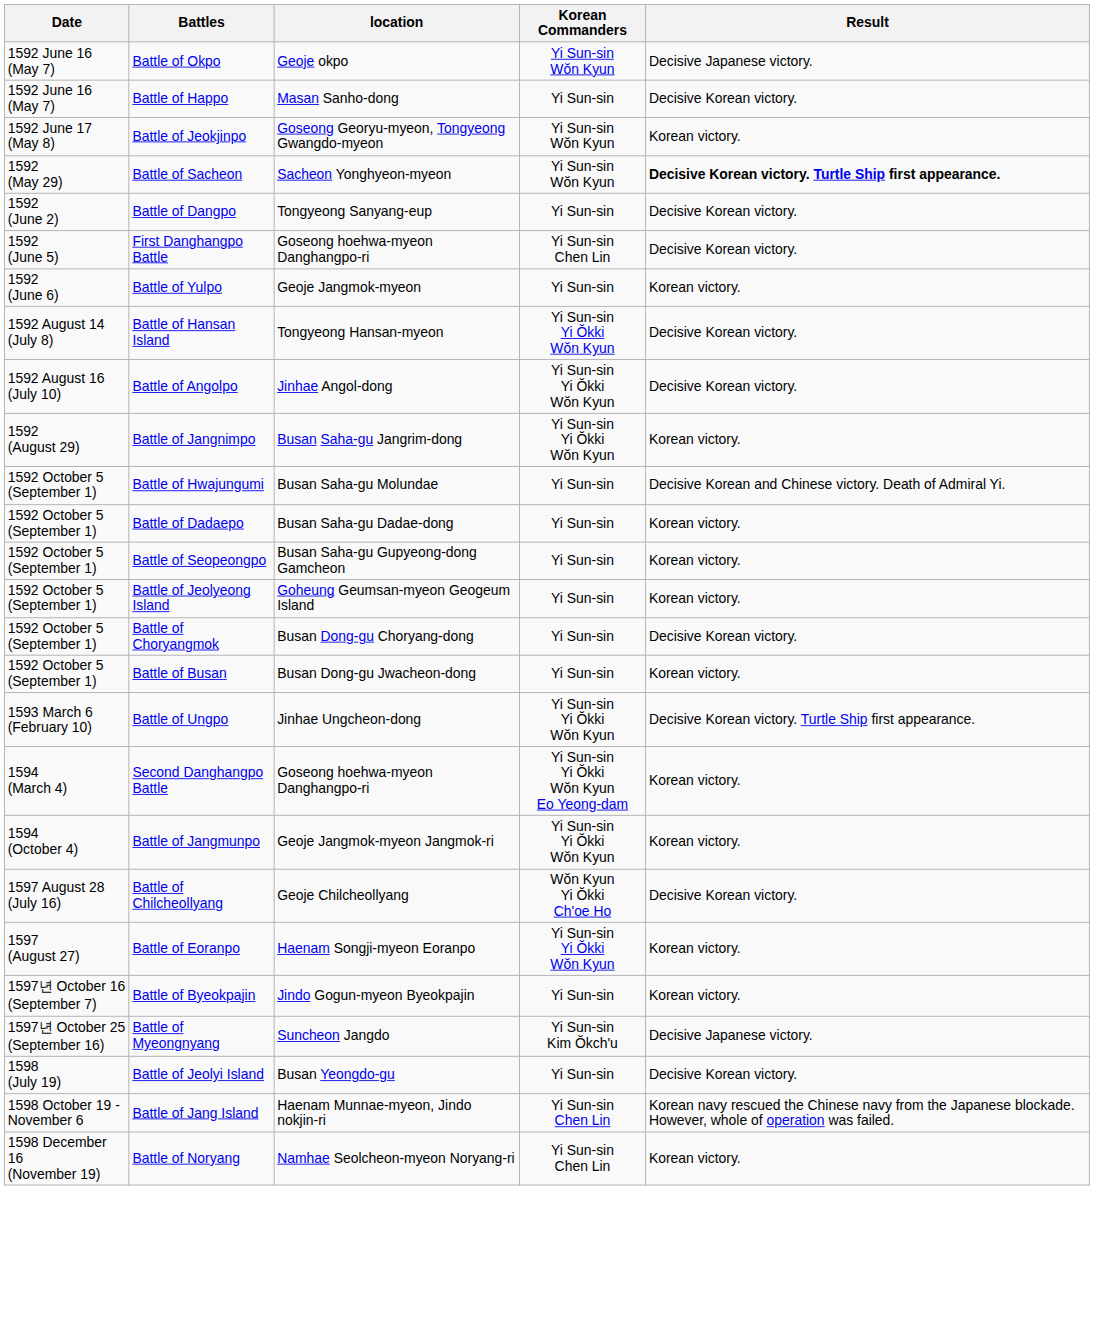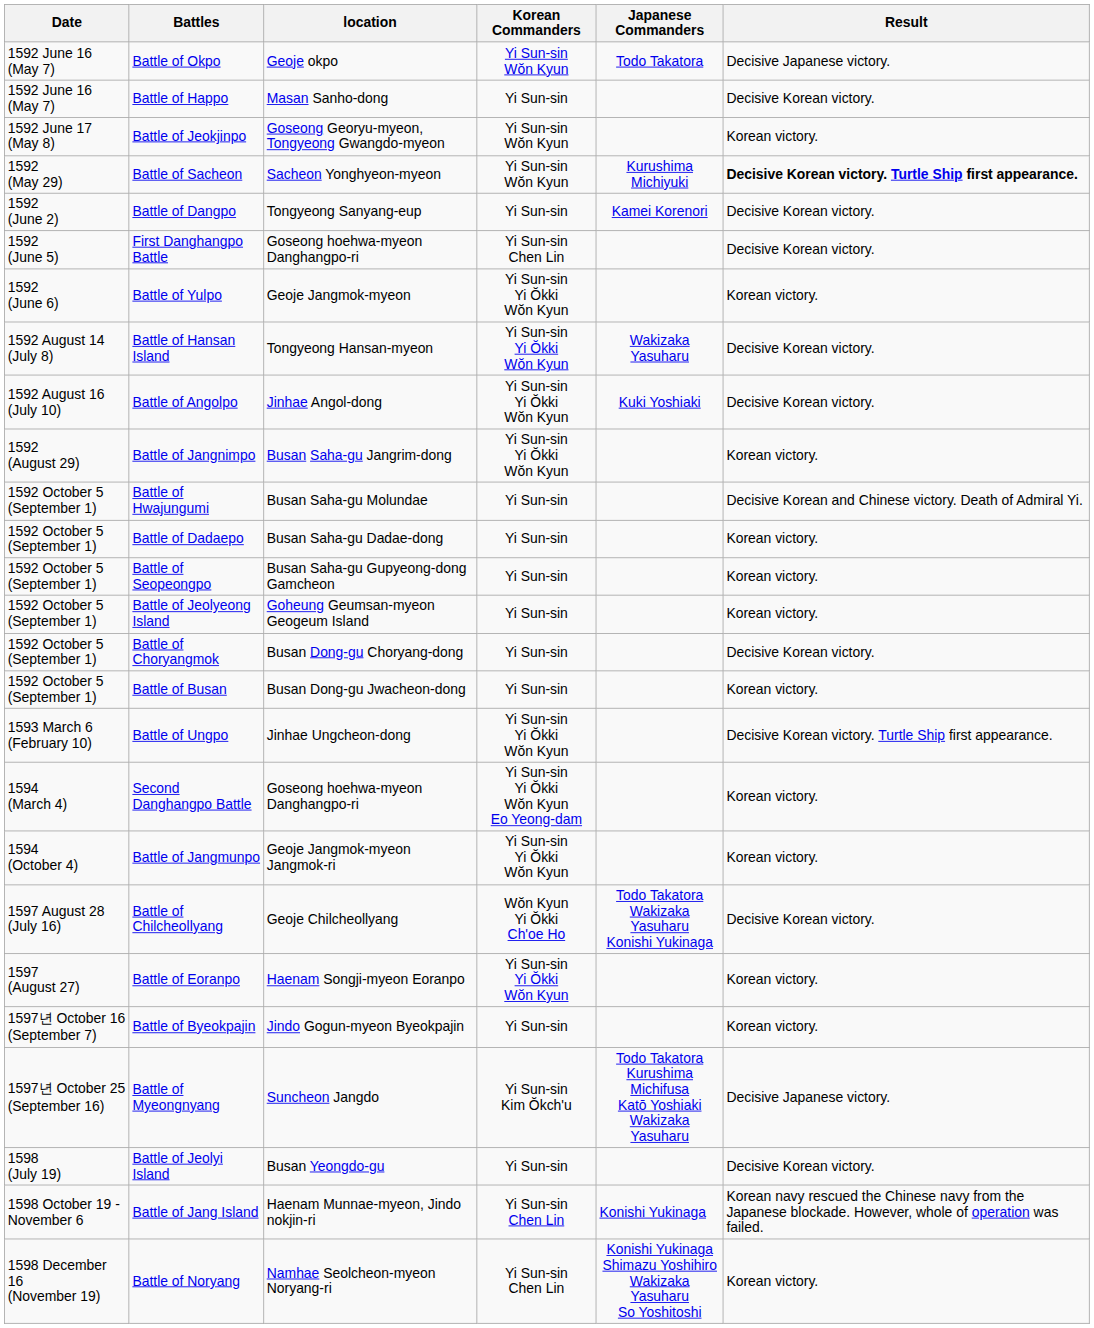+ column: (660, 23)
(582, 287) Yi Sun-sin -> (536, 295) Yi Sun-sin Yi Ŏkki Wŏn Kyun
